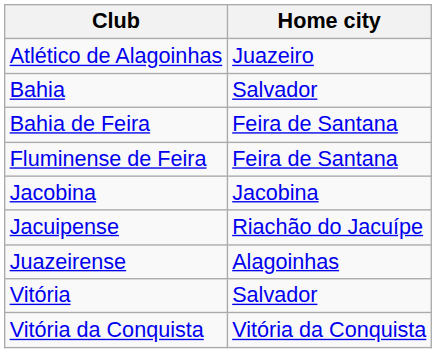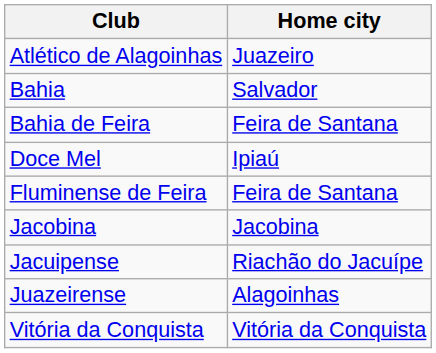+ row: (55, 158)
- row: (40, 295)
